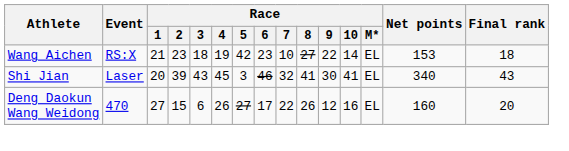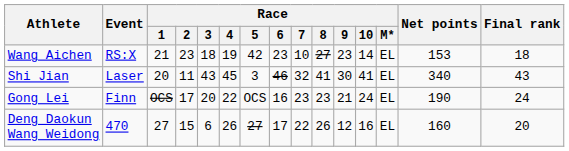(329, 55) 22 -> (345, 55) 23
(179, 77) 39 -> (187, 77) 11
+ row: (38, 98)
